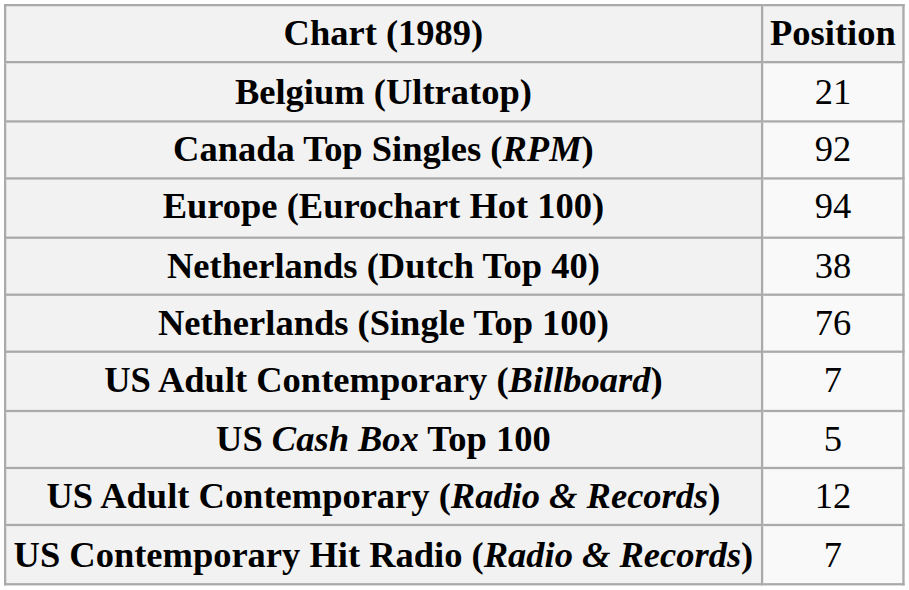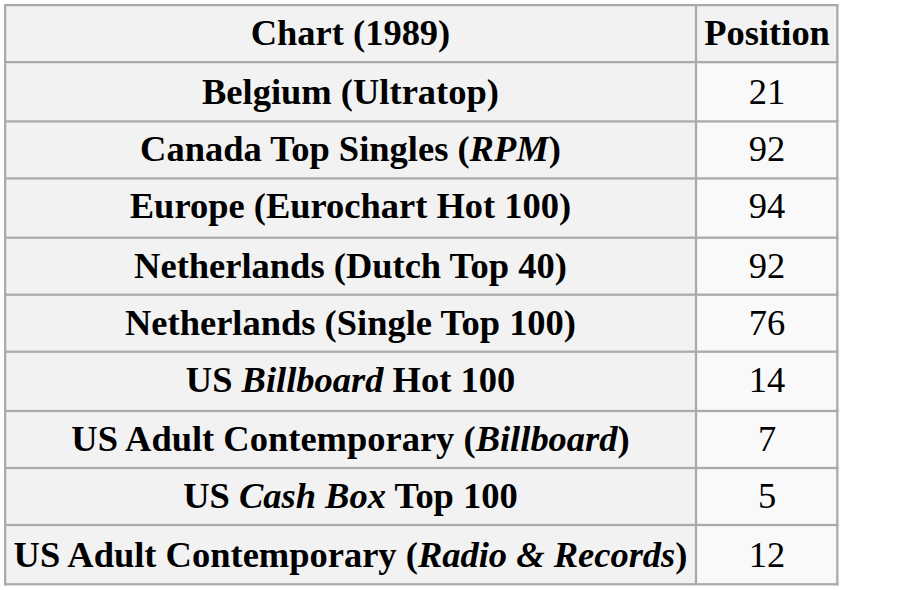(833, 264) 38 -> (767, 264) 92
+ row: (350, 380)
- row: (383, 554)
